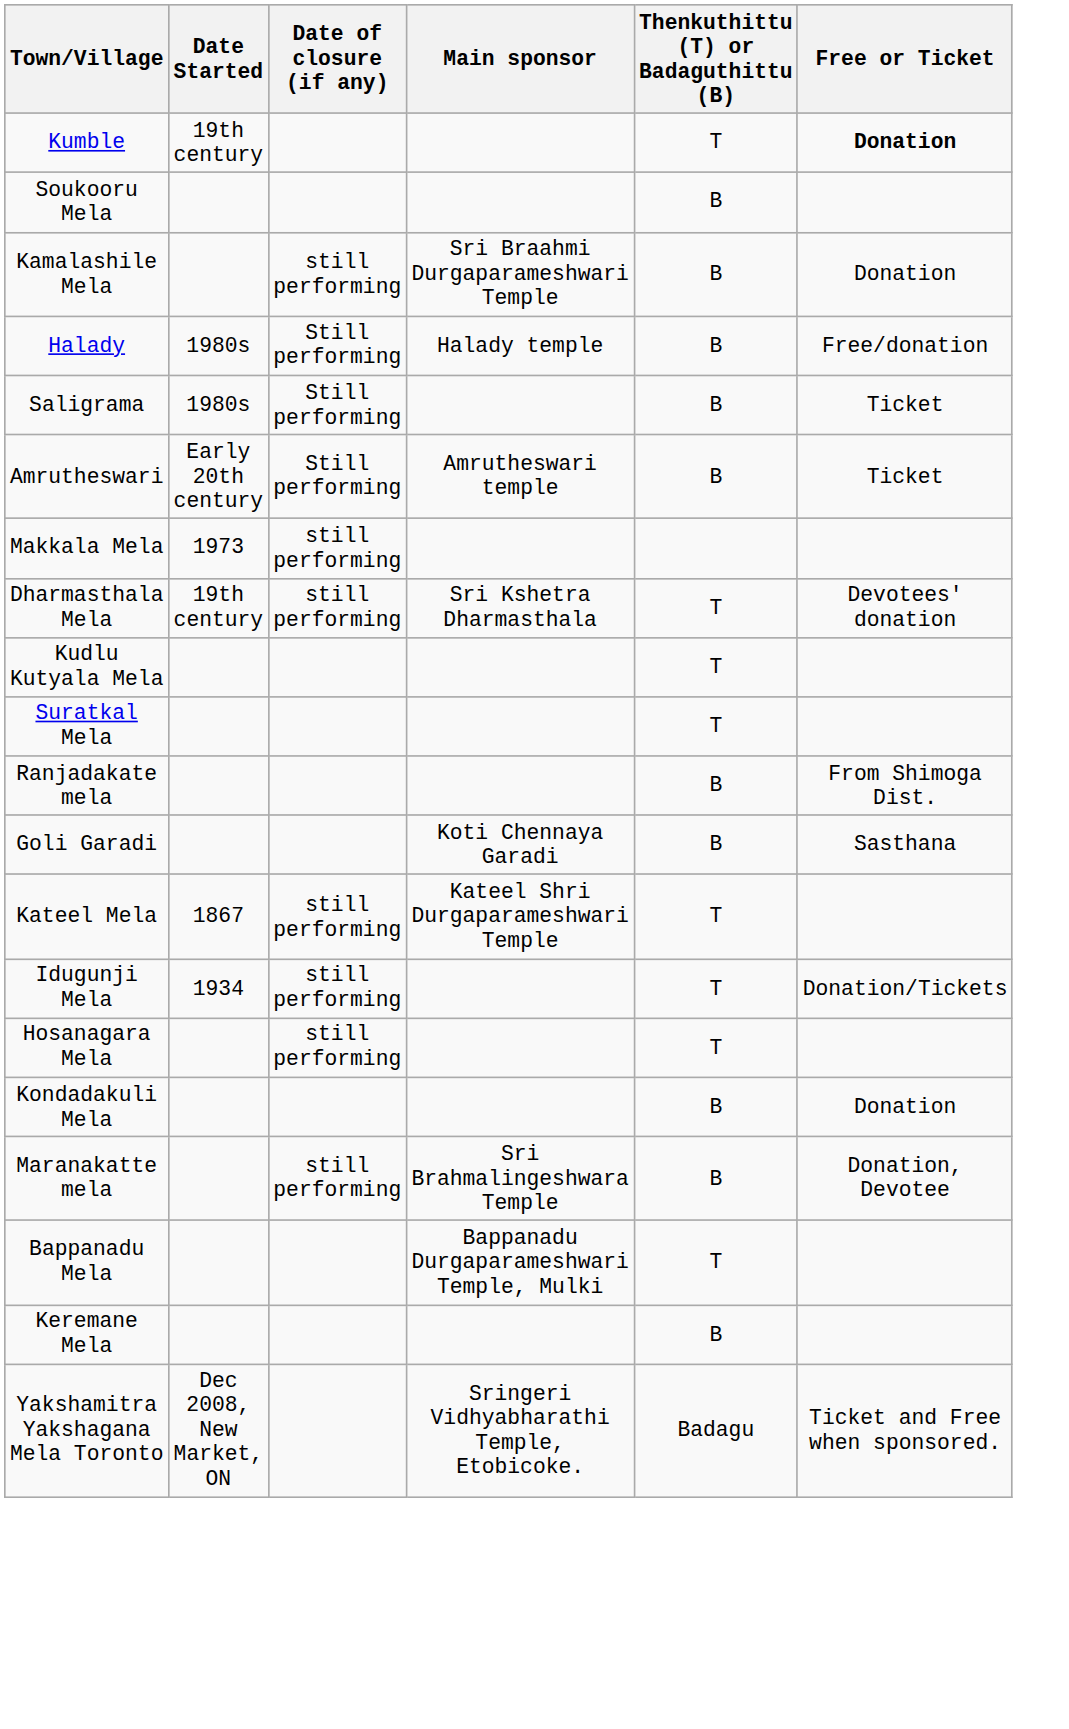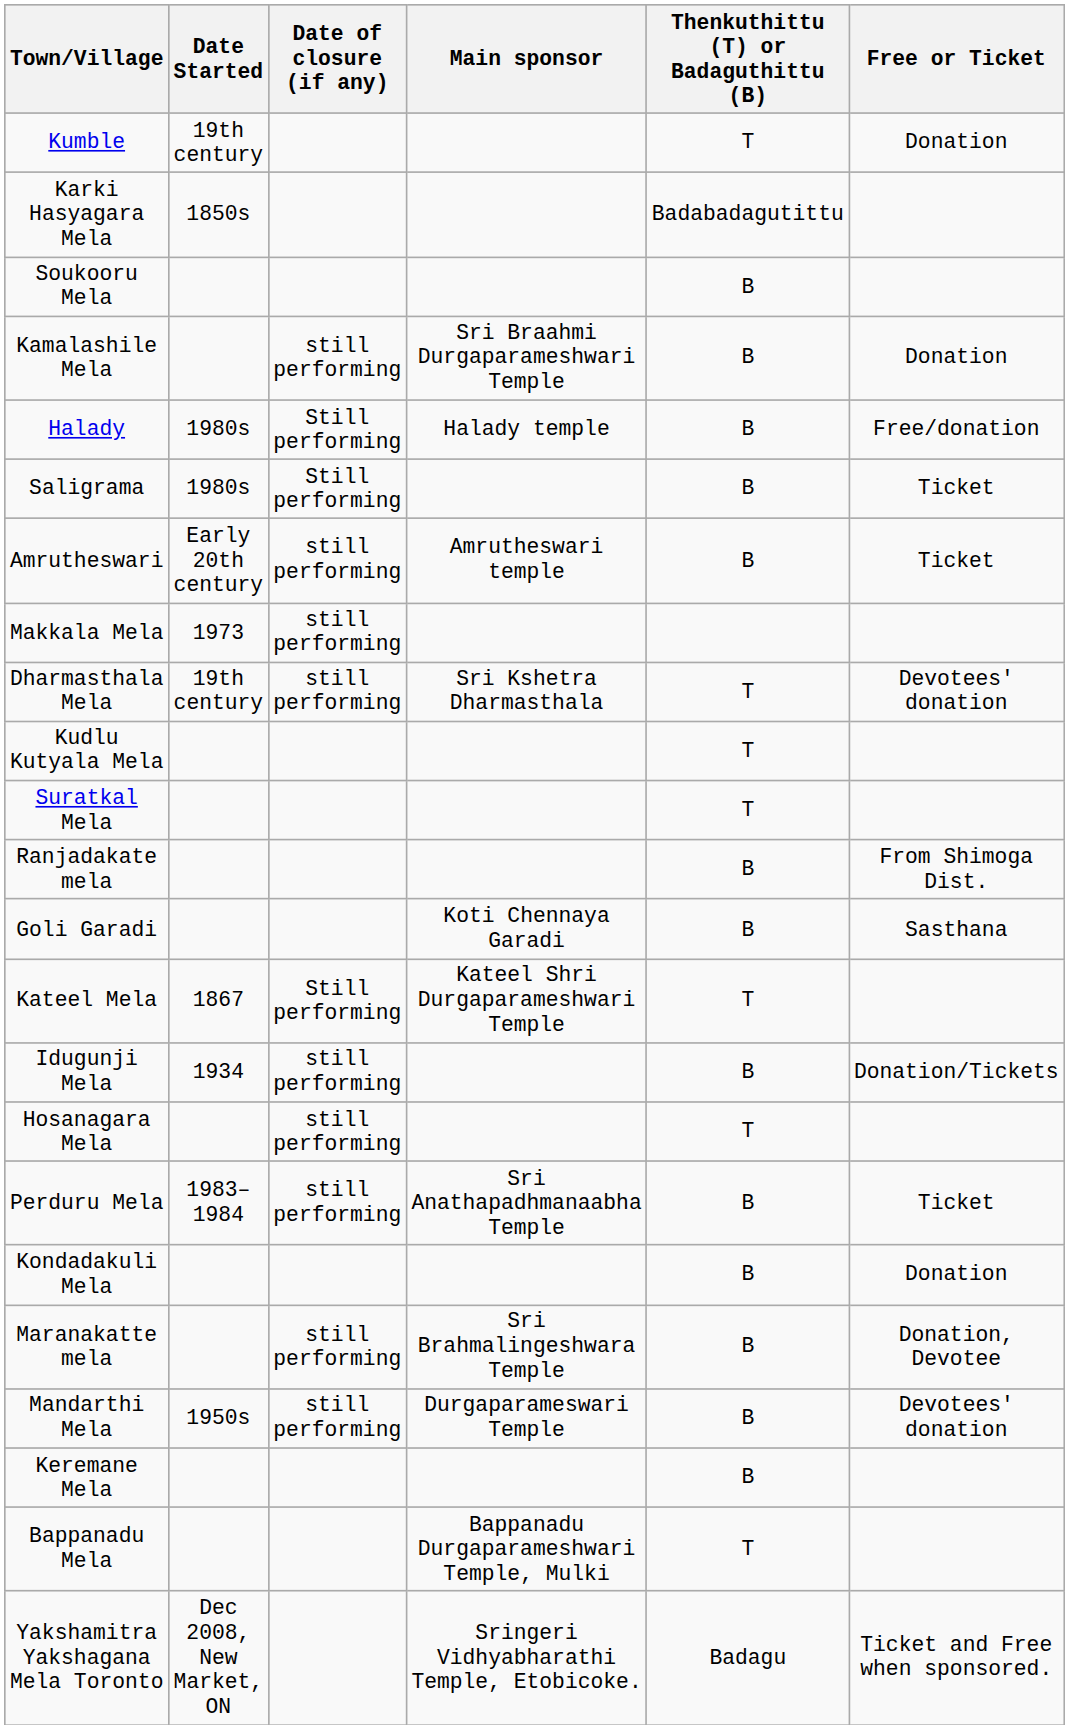(905, 143) bold -> (956, 143) normal
+ row: (87, 215)
(337, 477) Still performing -> (337, 561) still performing
(337, 917) still performing -> (337, 1001) Still performing
(716, 988) T -> (748, 1072) B
+ row: (87, 1203)
+ row: (87, 1418)
rows swapped: (87, 1334) <-> (87, 1263)
